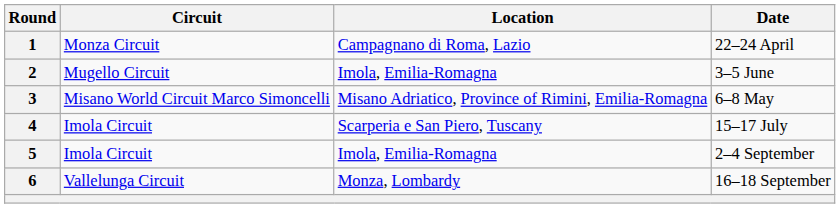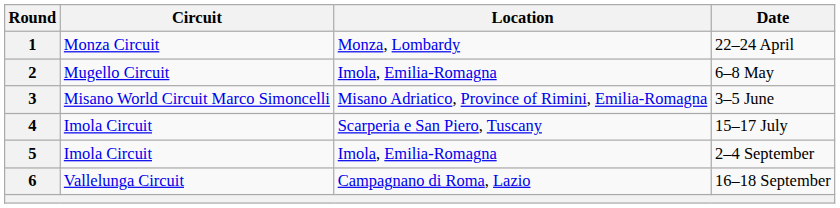(434, 44) Campagnano di Roma, Lazio -> (399, 44) Monza, Lombardy
(745, 71) 3–5 June -> (745, 71) 6–8 May
(745, 99) 6–8 May -> (745, 99) 3–5 June
(399, 180) Monza, Lombardy -> (434, 180) Campagnano di Roma, Lazio
